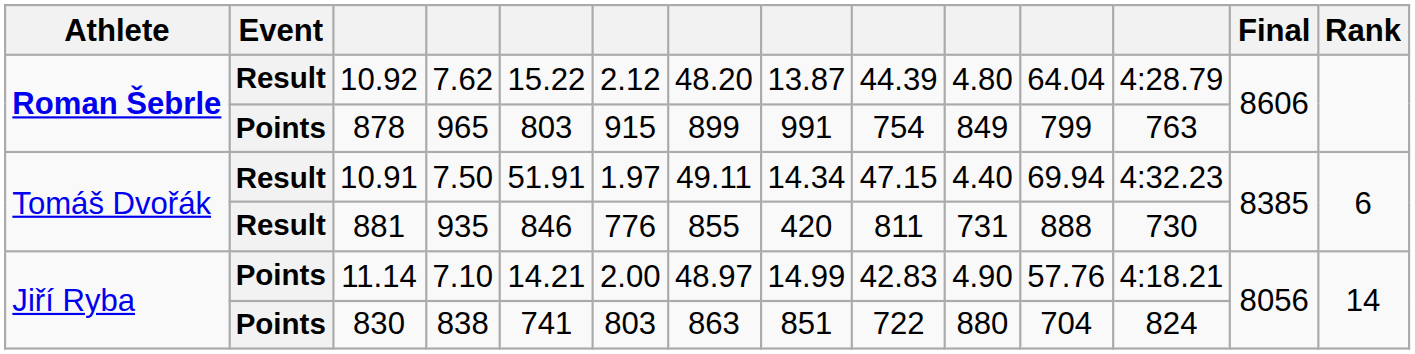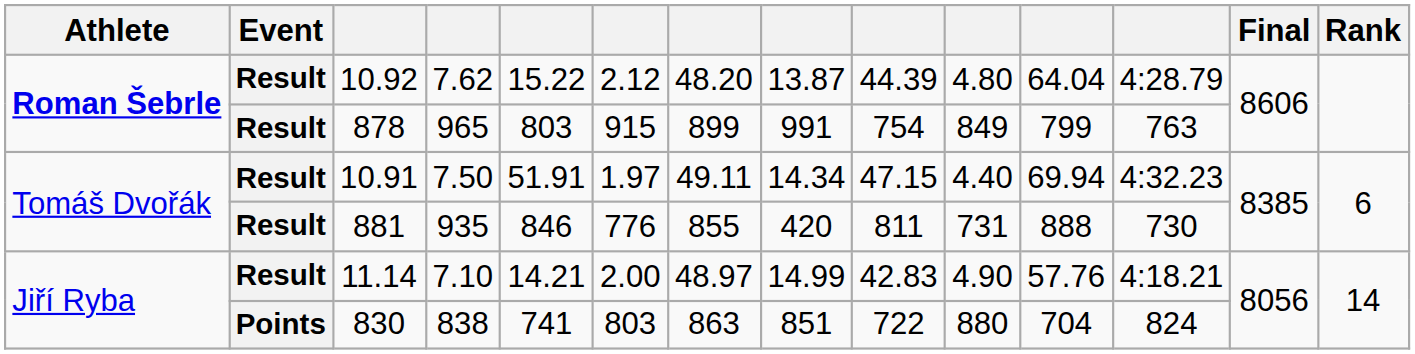(281, 128) Points -> (281, 128) Result
(281, 276) Points -> (281, 276) Result
